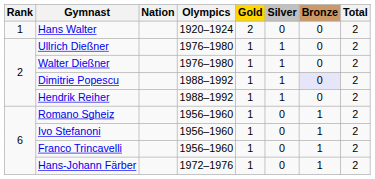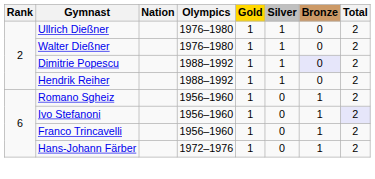- row: (67, 30)
(355, 132) no background -> (355, 115) lavender background
